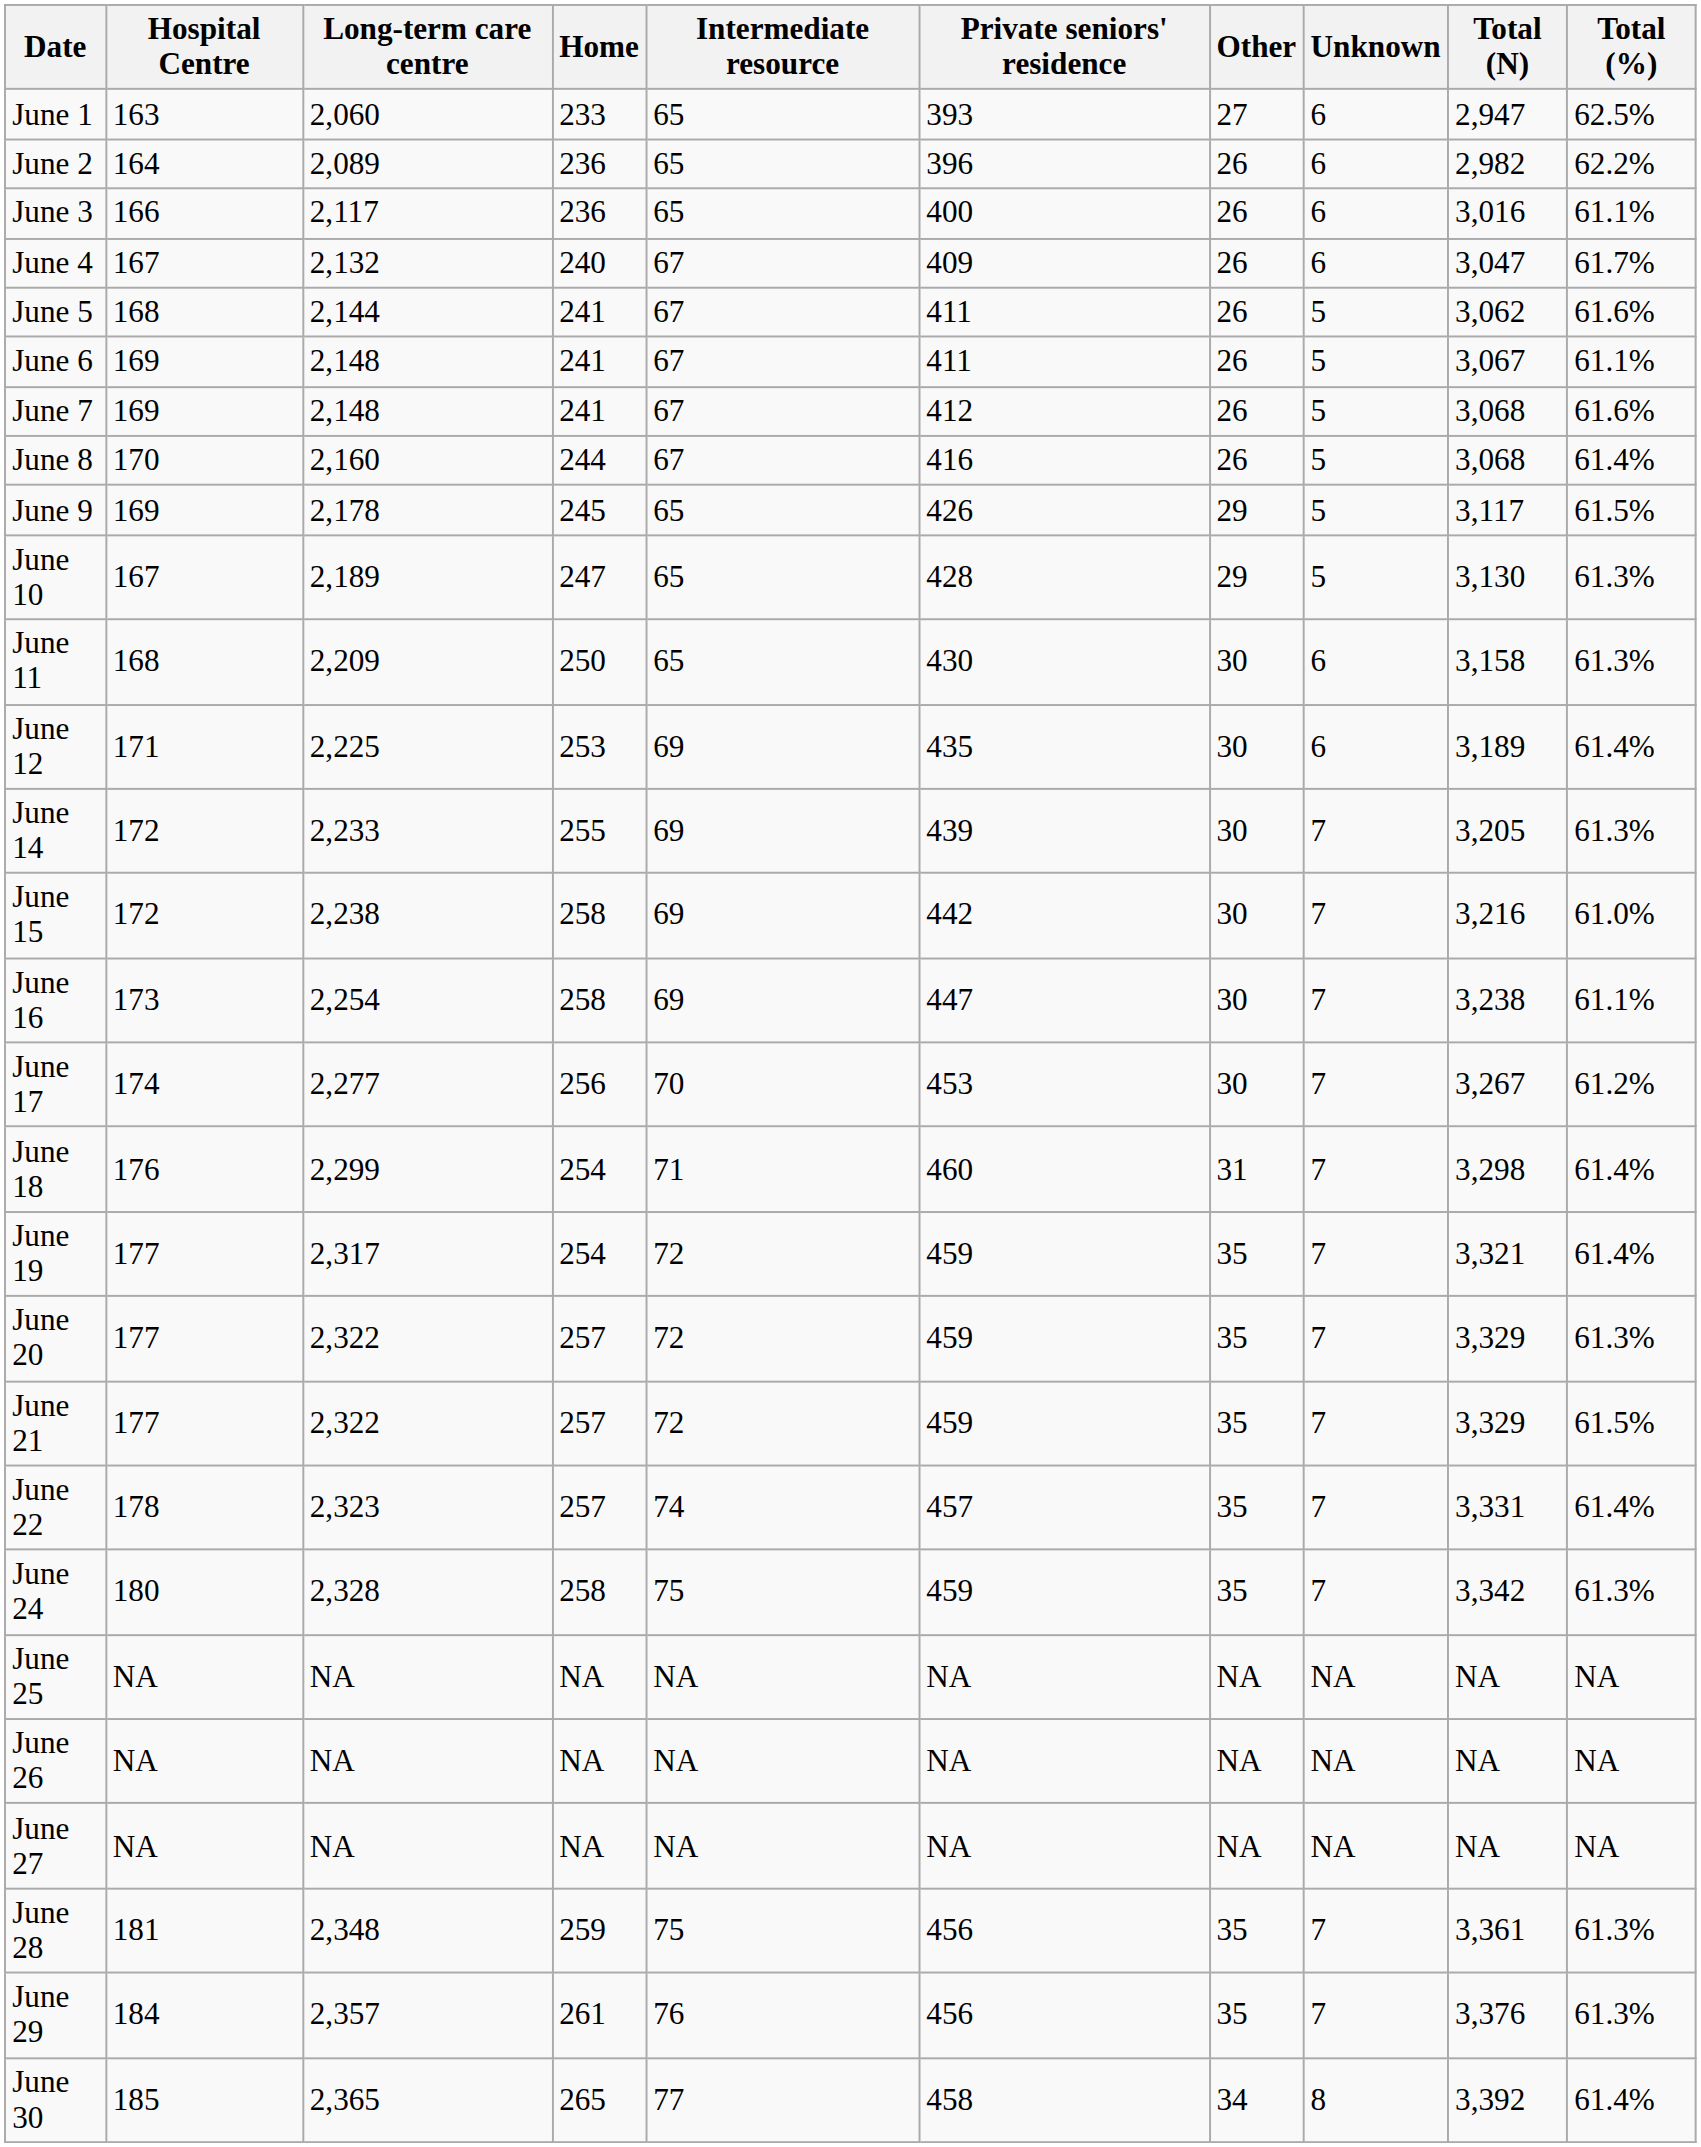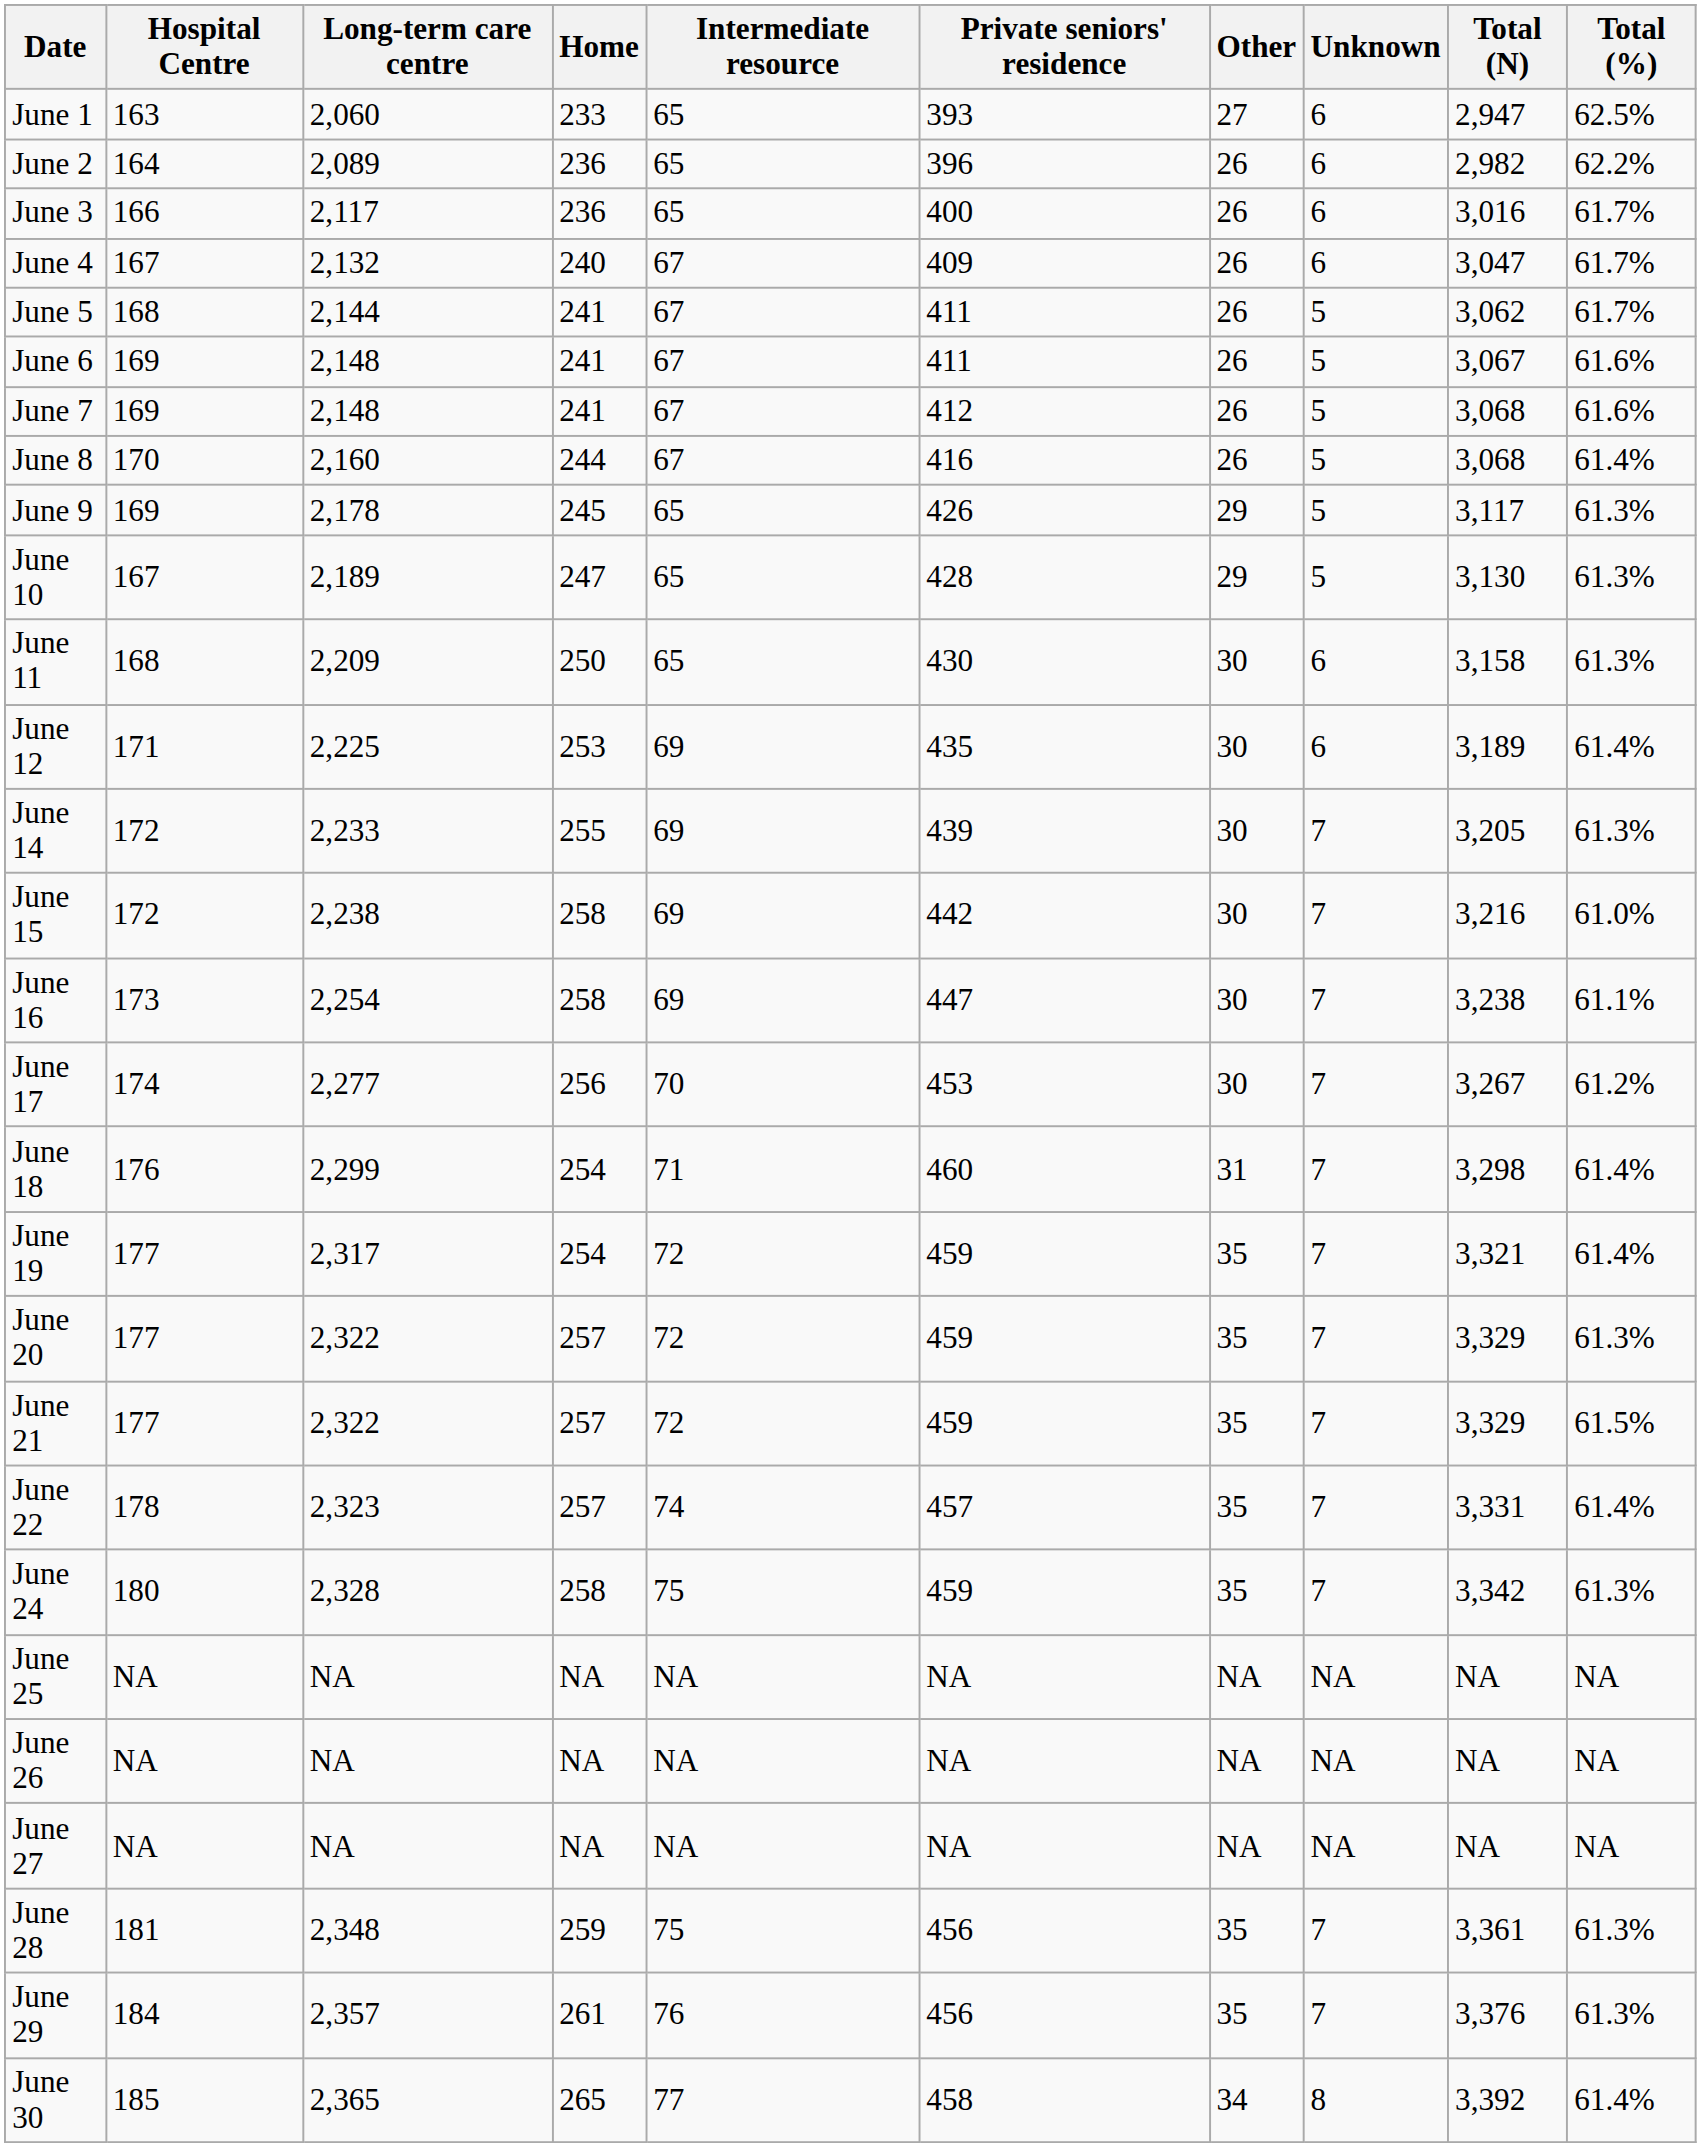(1615, 212) 61.1% -> (1615, 212) 61.7%
(1615, 311) 61.6% -> (1615, 311) 61.7%
(1615, 361) 61.1% -> (1615, 361) 61.6%
(1615, 509) 61.5% -> (1615, 509) 61.3%
